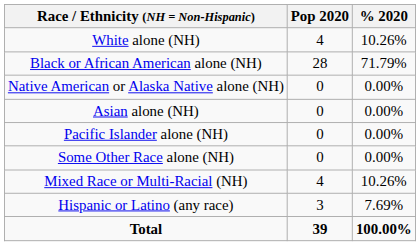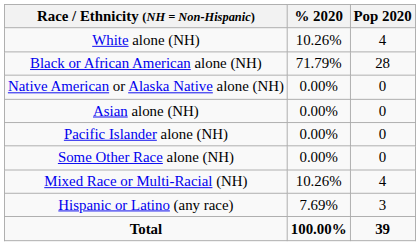columns swapped: (320, 16) <-> (384, 16)
